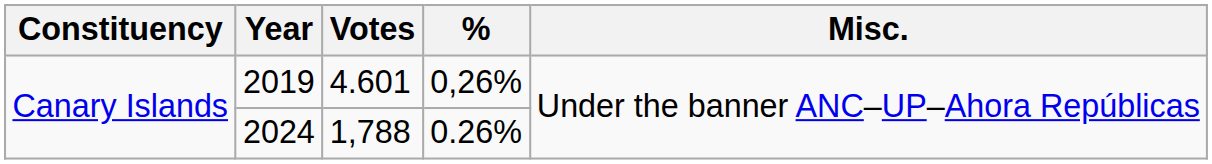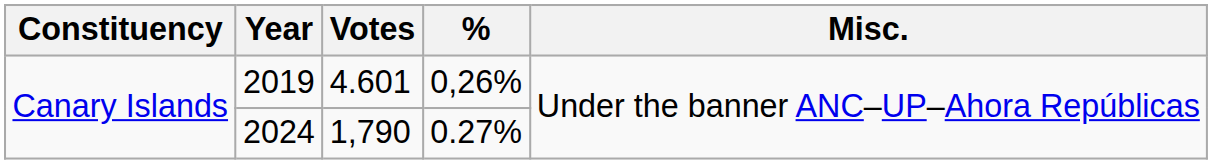(370, 132) 1,788 -> (370, 132) 1,790
(476, 132) 0.26% -> (476, 132) 0.27%
